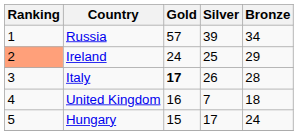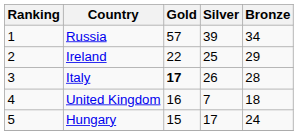(11, 57) lightsalmon background -> (11, 57) no background
(174, 57) 24 -> (174, 57) 22
